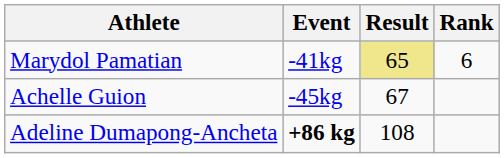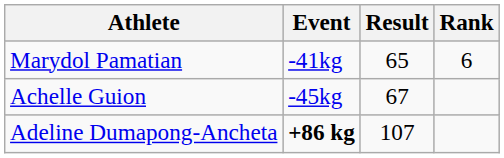(397, 59) khaki background -> (397, 59) no background
(397, 133) 108 -> (397, 133) 107
